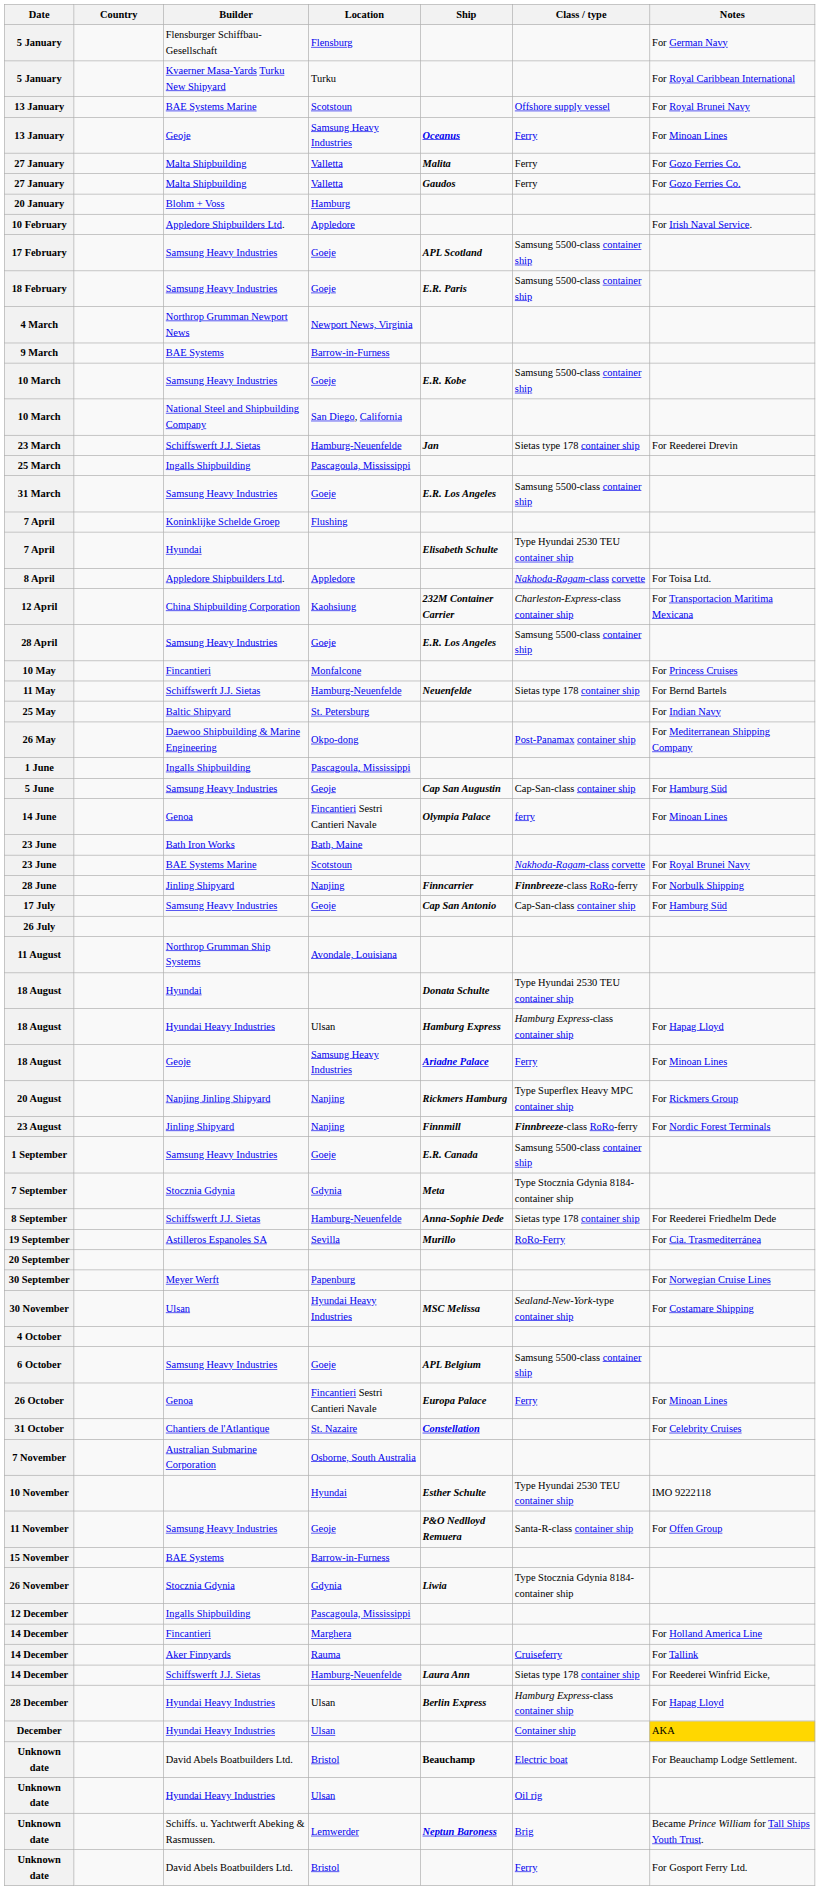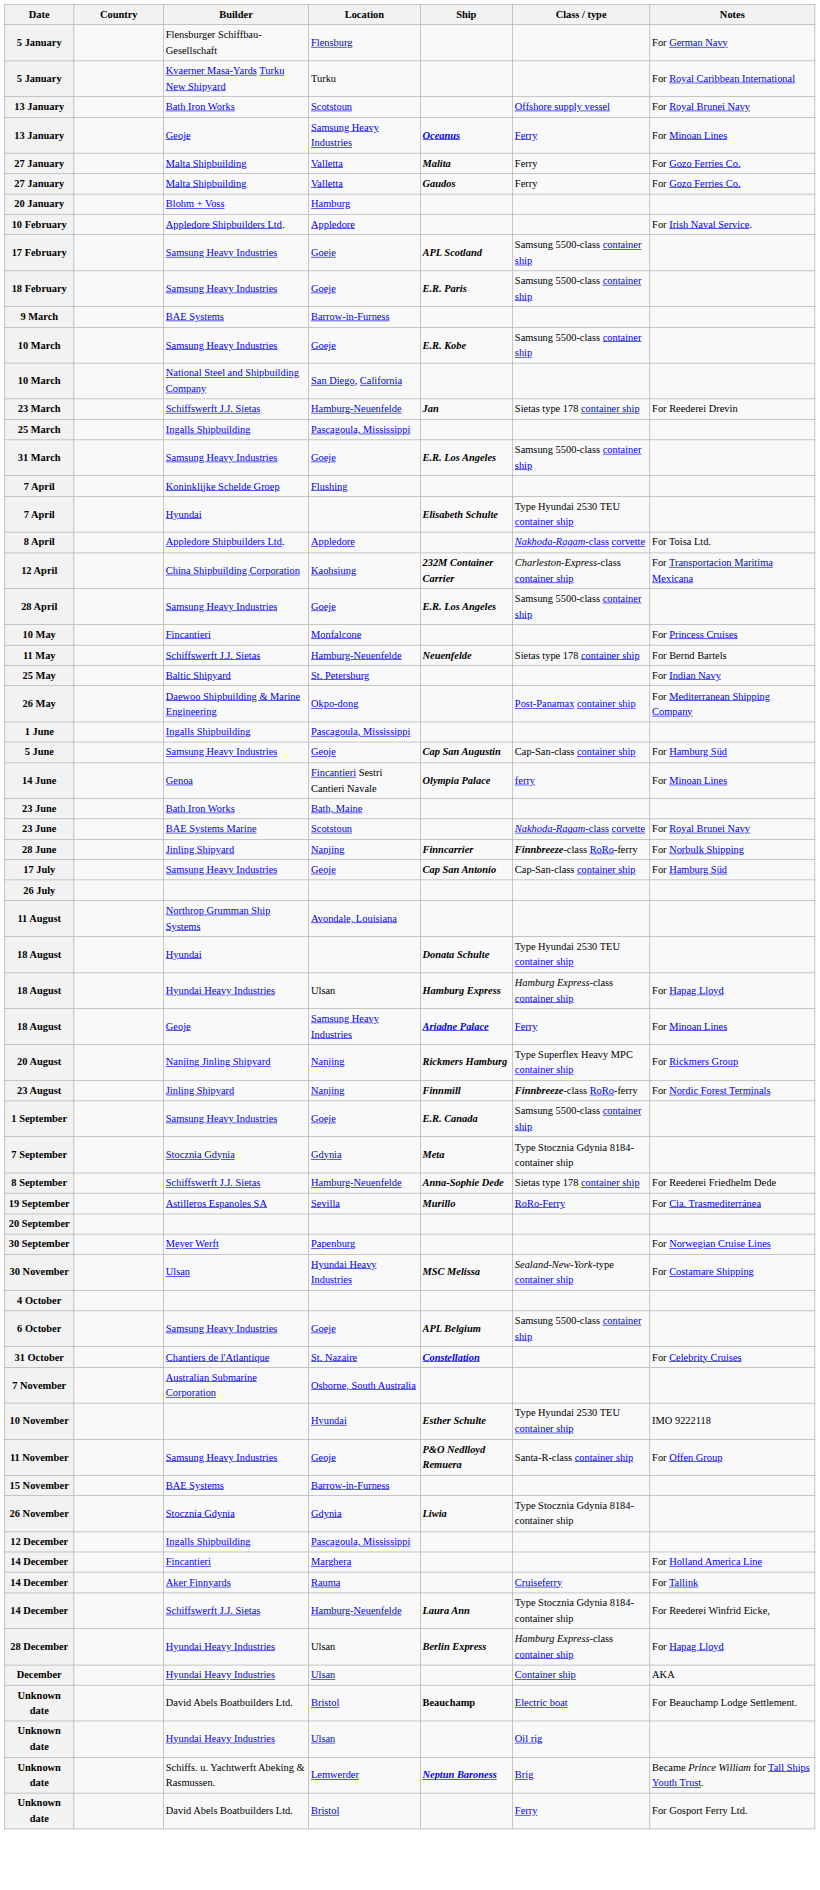(211, 107) BAE Systems Marine -> (200, 107) Bath Iron Works
- row: (39, 324)
- row: (39, 1400)
(577, 1675) Sietas type 178 container ship -> (574, 1610) Type Stocznia Gdynia 8184-container ship
(663, 1731) gold background -> (663, 1675) no background
